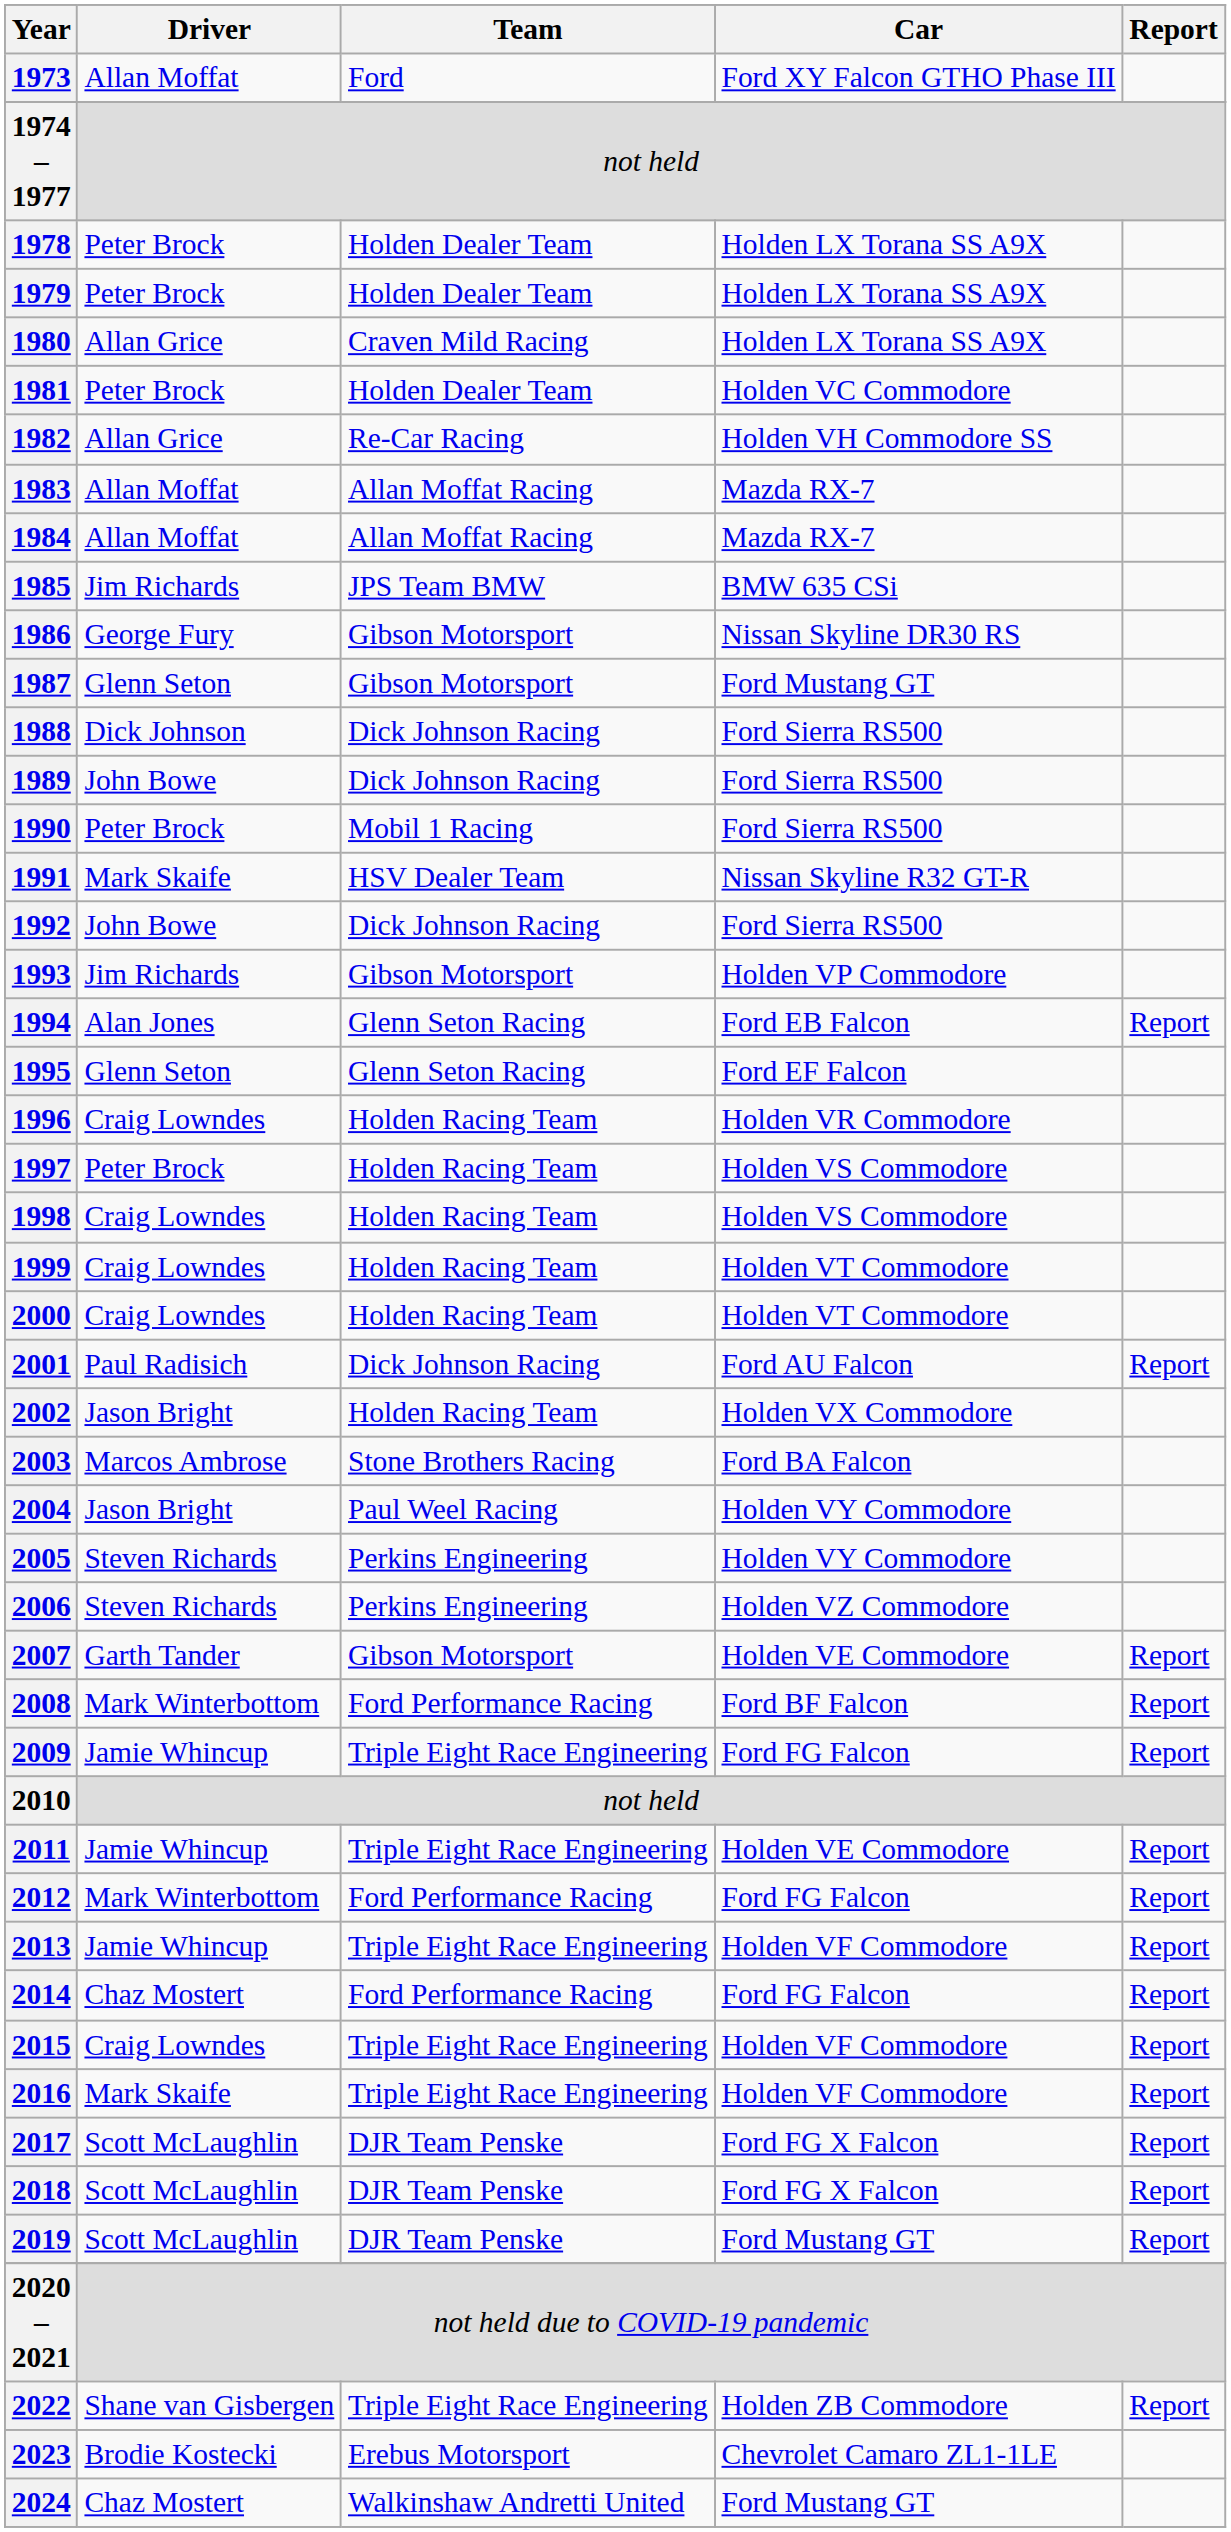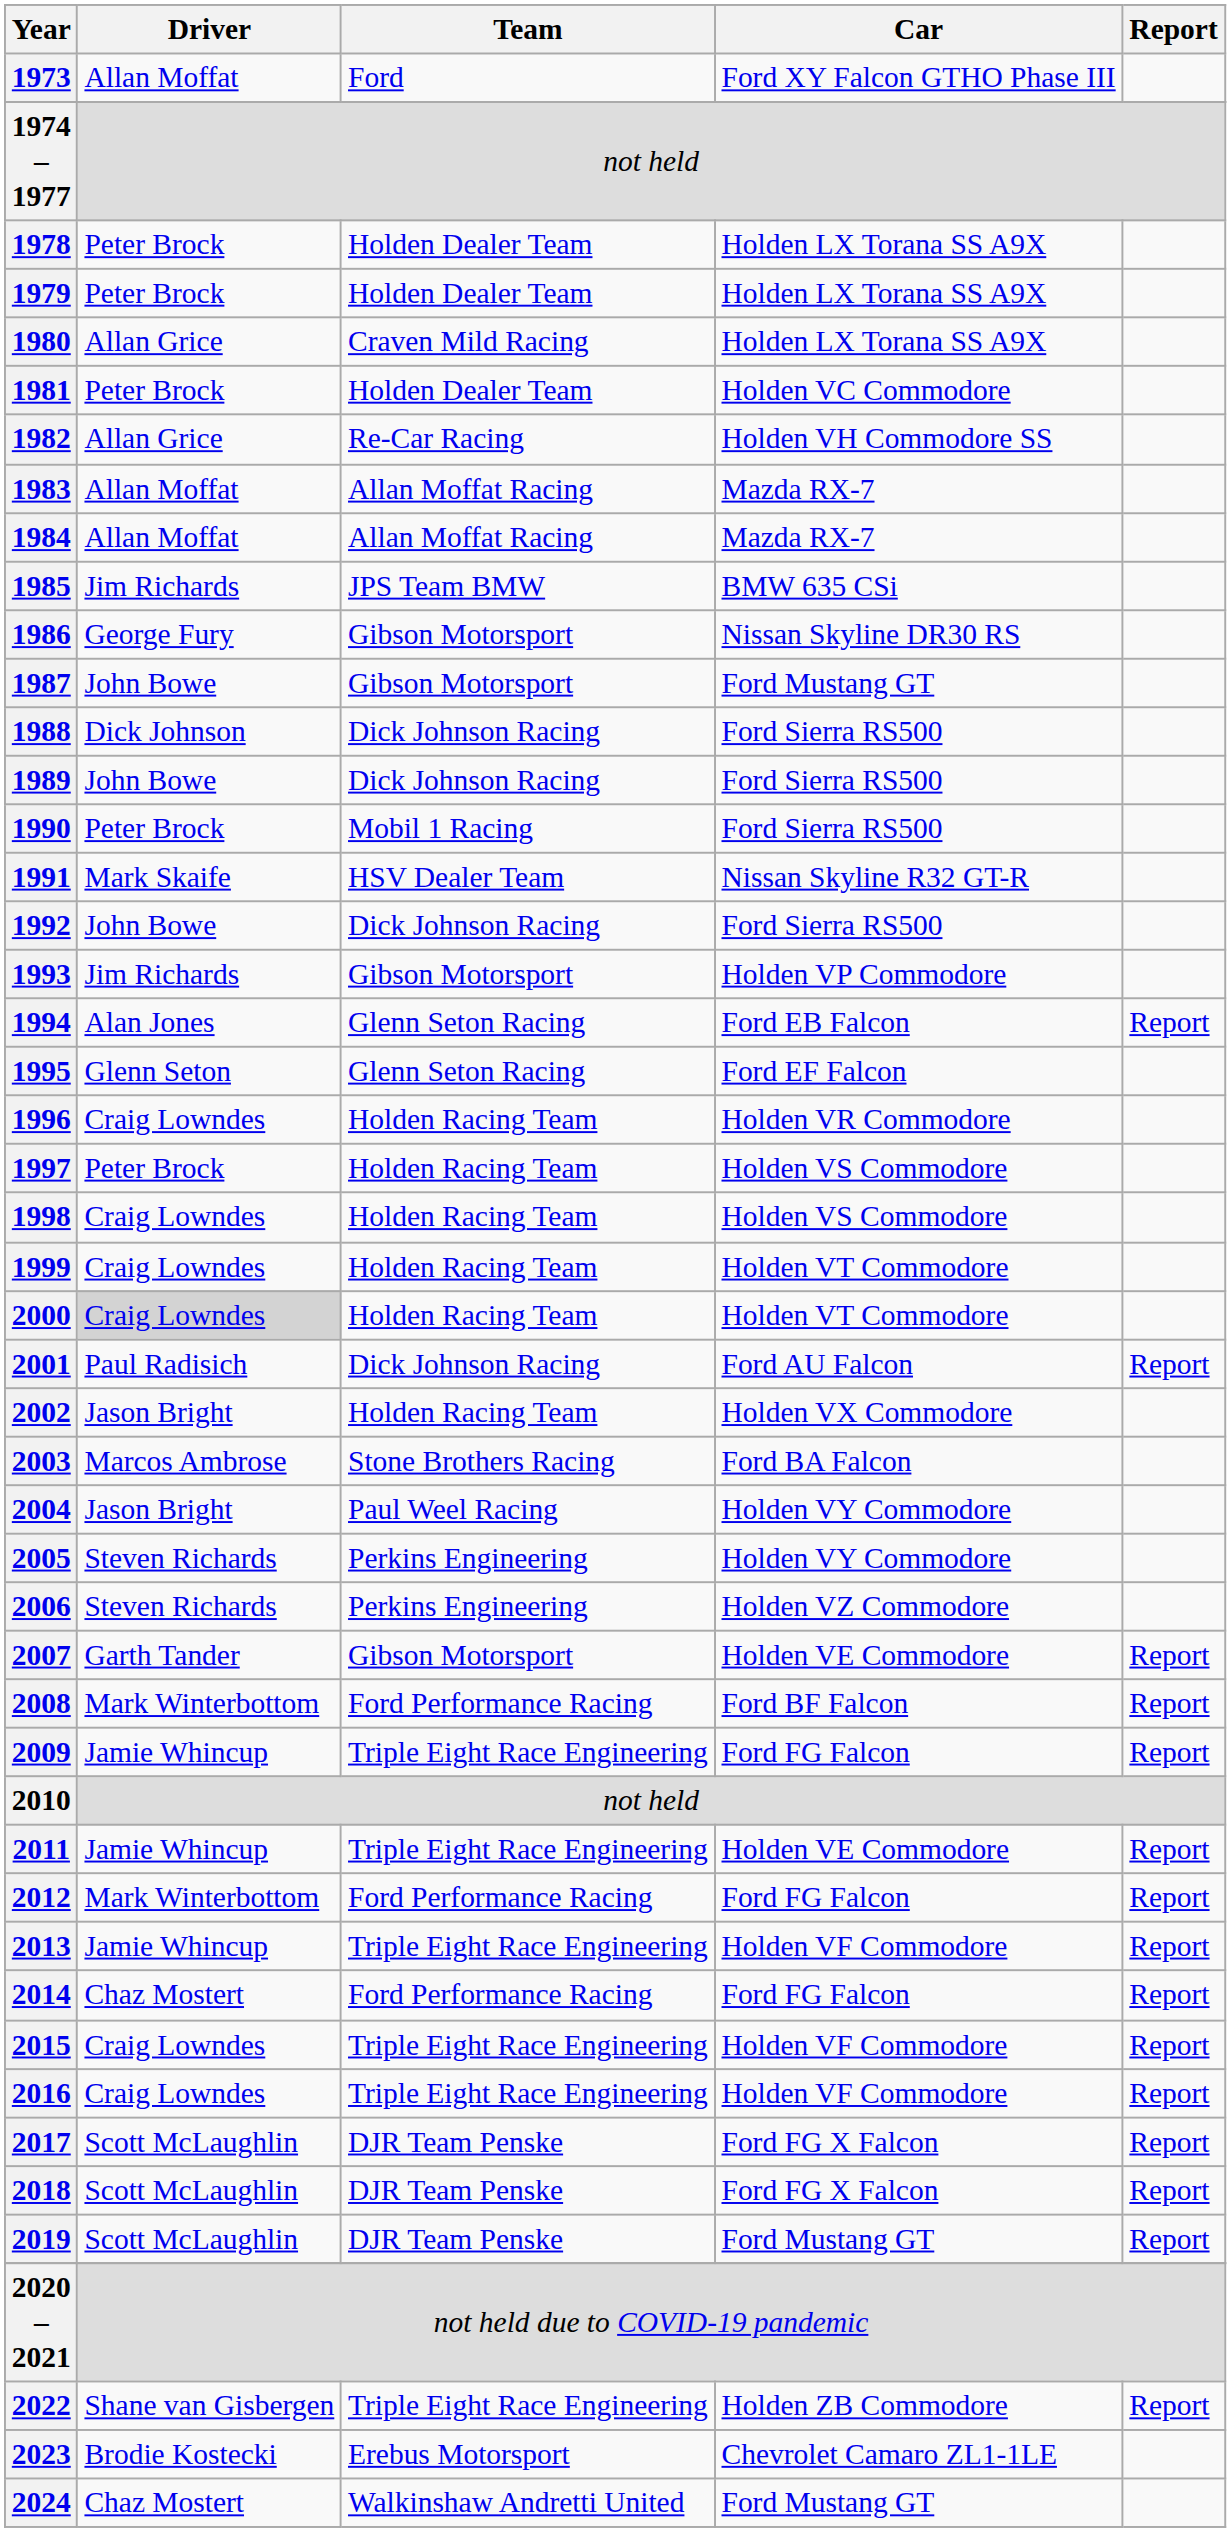(158, 682) Glenn Seton -> (150, 682) John Bowe
(175, 1314) no background -> (175, 1314) lightgrey background
(158, 2092) Mark Skaife -> (175, 2092) Craig Lowndes
